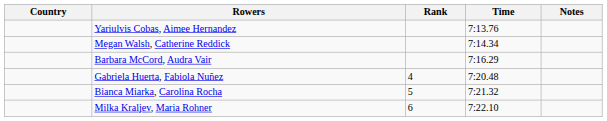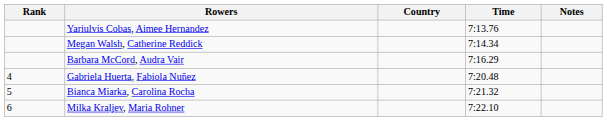columns swapped: (436, 12) <-> (48, 12)
